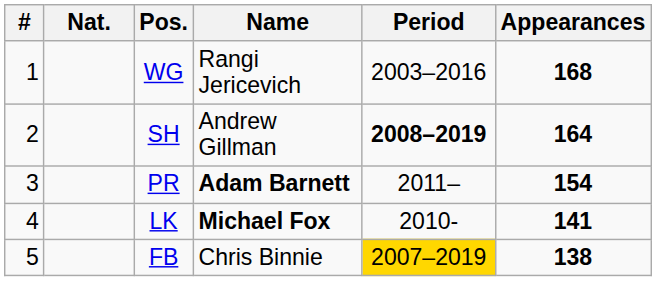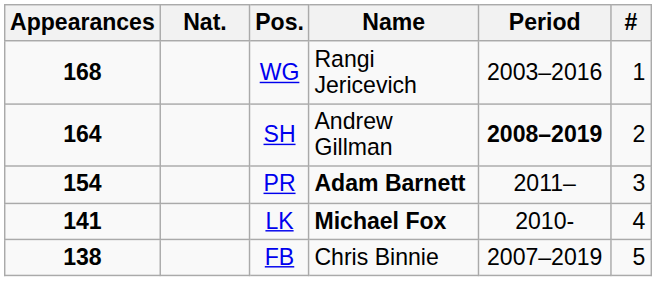columns swapped: (24, 22) <-> (573, 22)
(429, 257) gold background -> (545, 257) no background
